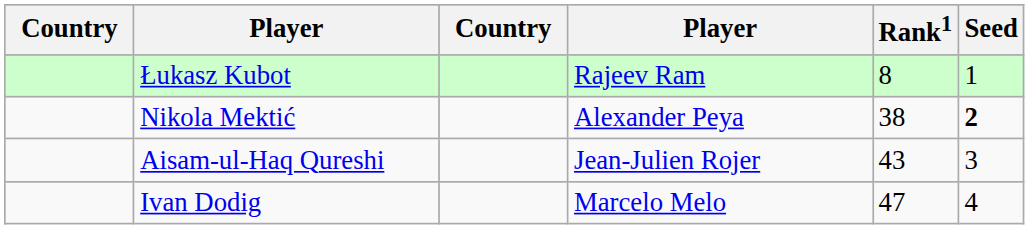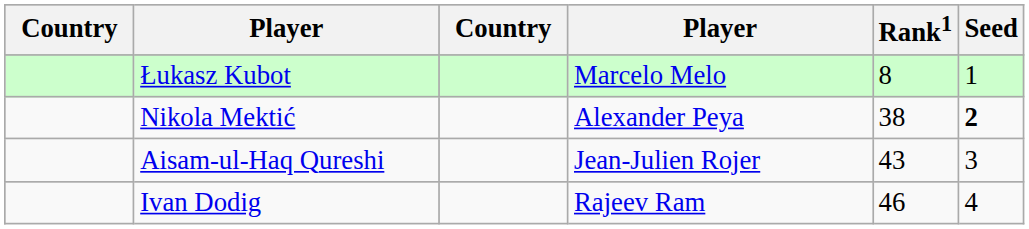(640, 75) Rajeev Ram -> (650, 75) Marcelo Melo
(650, 202) Marcelo Melo -> (640, 202) Rajeev Ram
(892, 202) 47 -> (892, 202) 46
